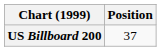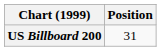(130, 35) 37 -> (130, 35) 31
